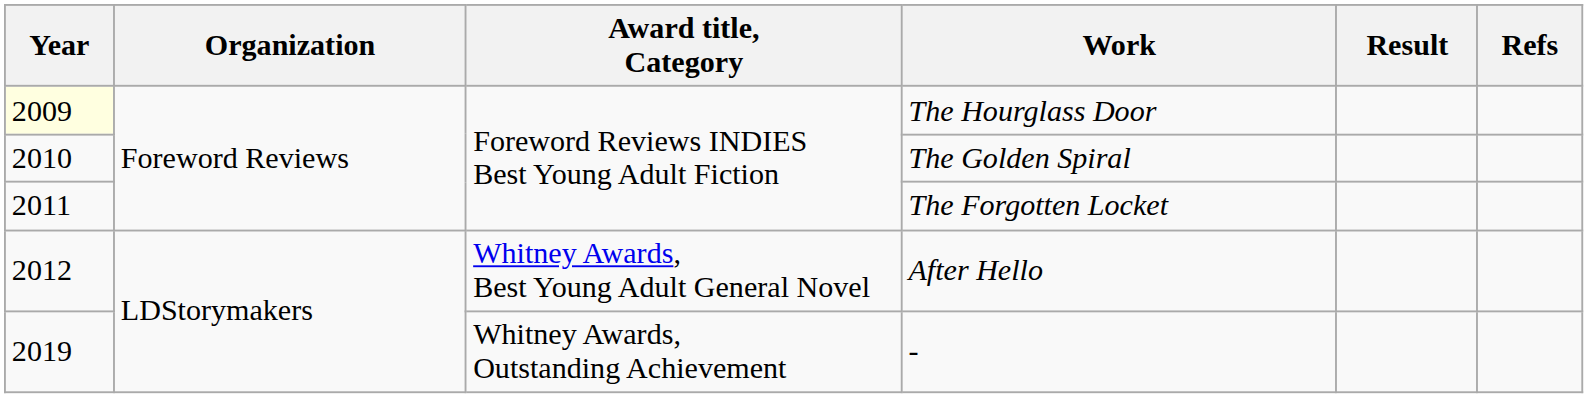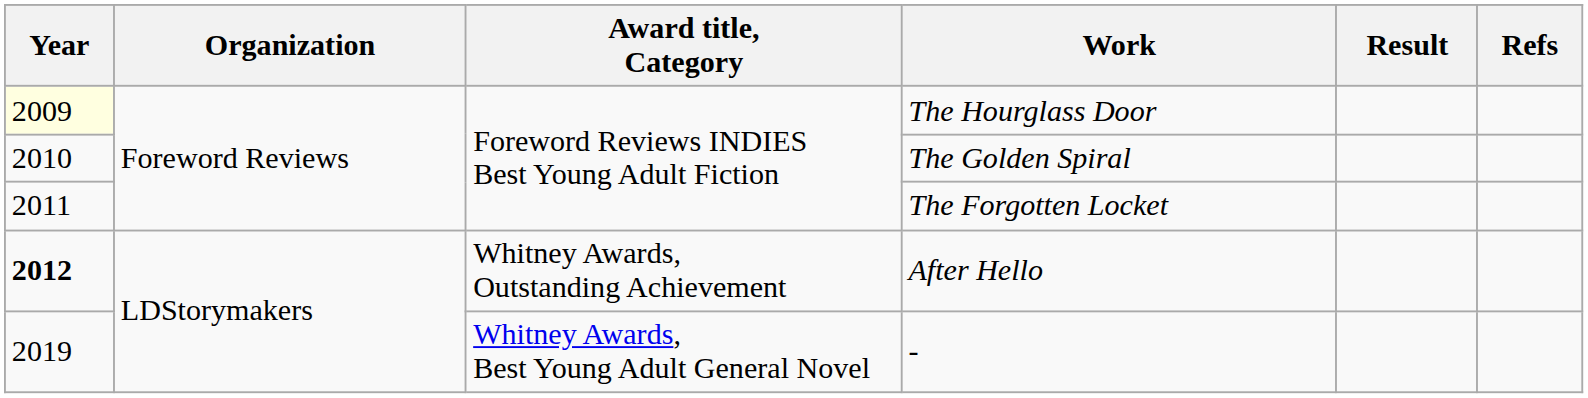(42, 269) normal -> (42, 269) bold
(672, 269) Whitney Awards, Best Young Adult General Novel -> (630, 269) Whitney Awards, Outstanding Achievement
(630, 351) Whitney Awards, Outstanding Achievement -> (672, 351) Whitney Awards, Best Young Adult General Novel
